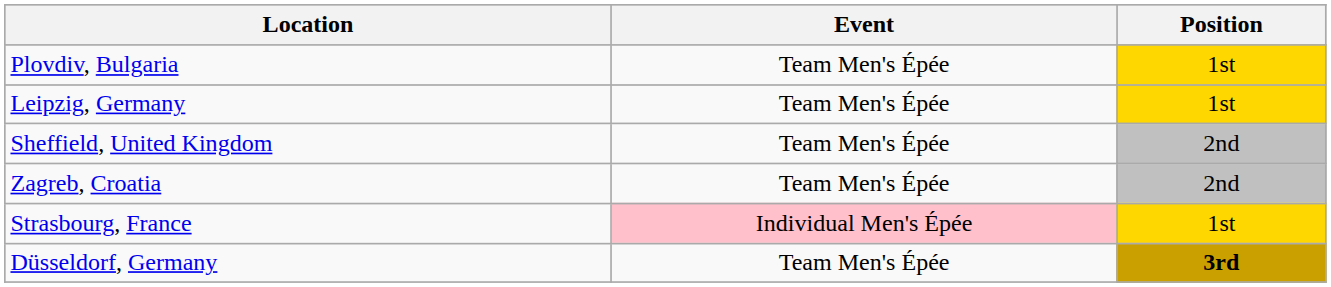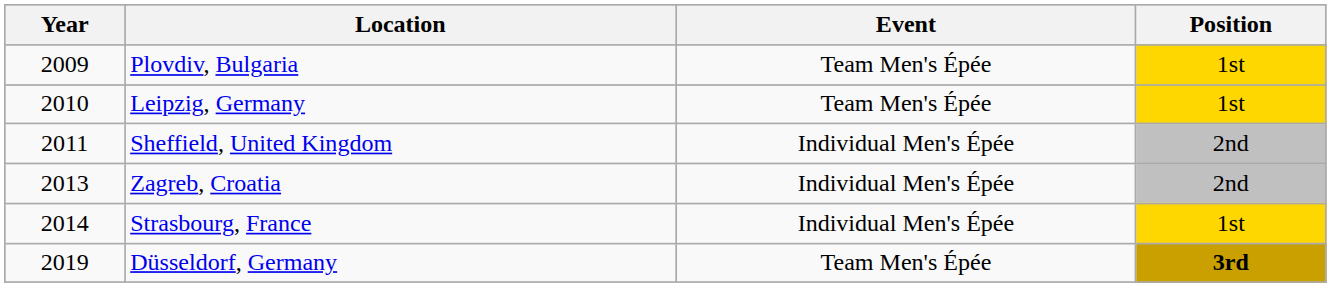+ column: (65, 24)
(864, 143) Team Men's Épée -> (906, 143) Individual Men's Épée
(864, 183) Team Men's Épée -> (906, 183) Individual Men's Épée
(864, 223) pink background -> (906, 223) no background
